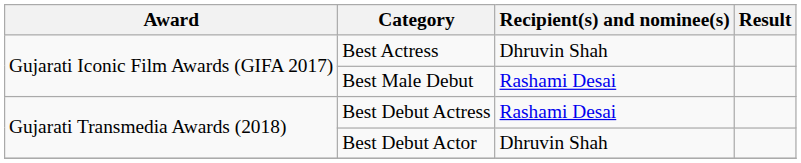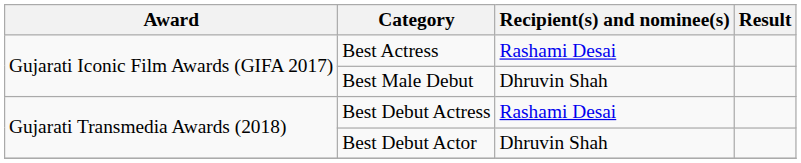(554, 50) Dhruvin Shah -> (558, 50) Rashami Desai
(558, 81) Rashami Desai -> (554, 81) Dhruvin Shah
